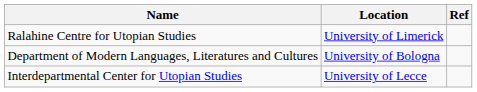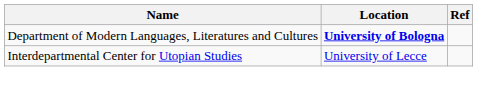- row: (102, 35)
(382, 55) normal -> (384, 35) bold
